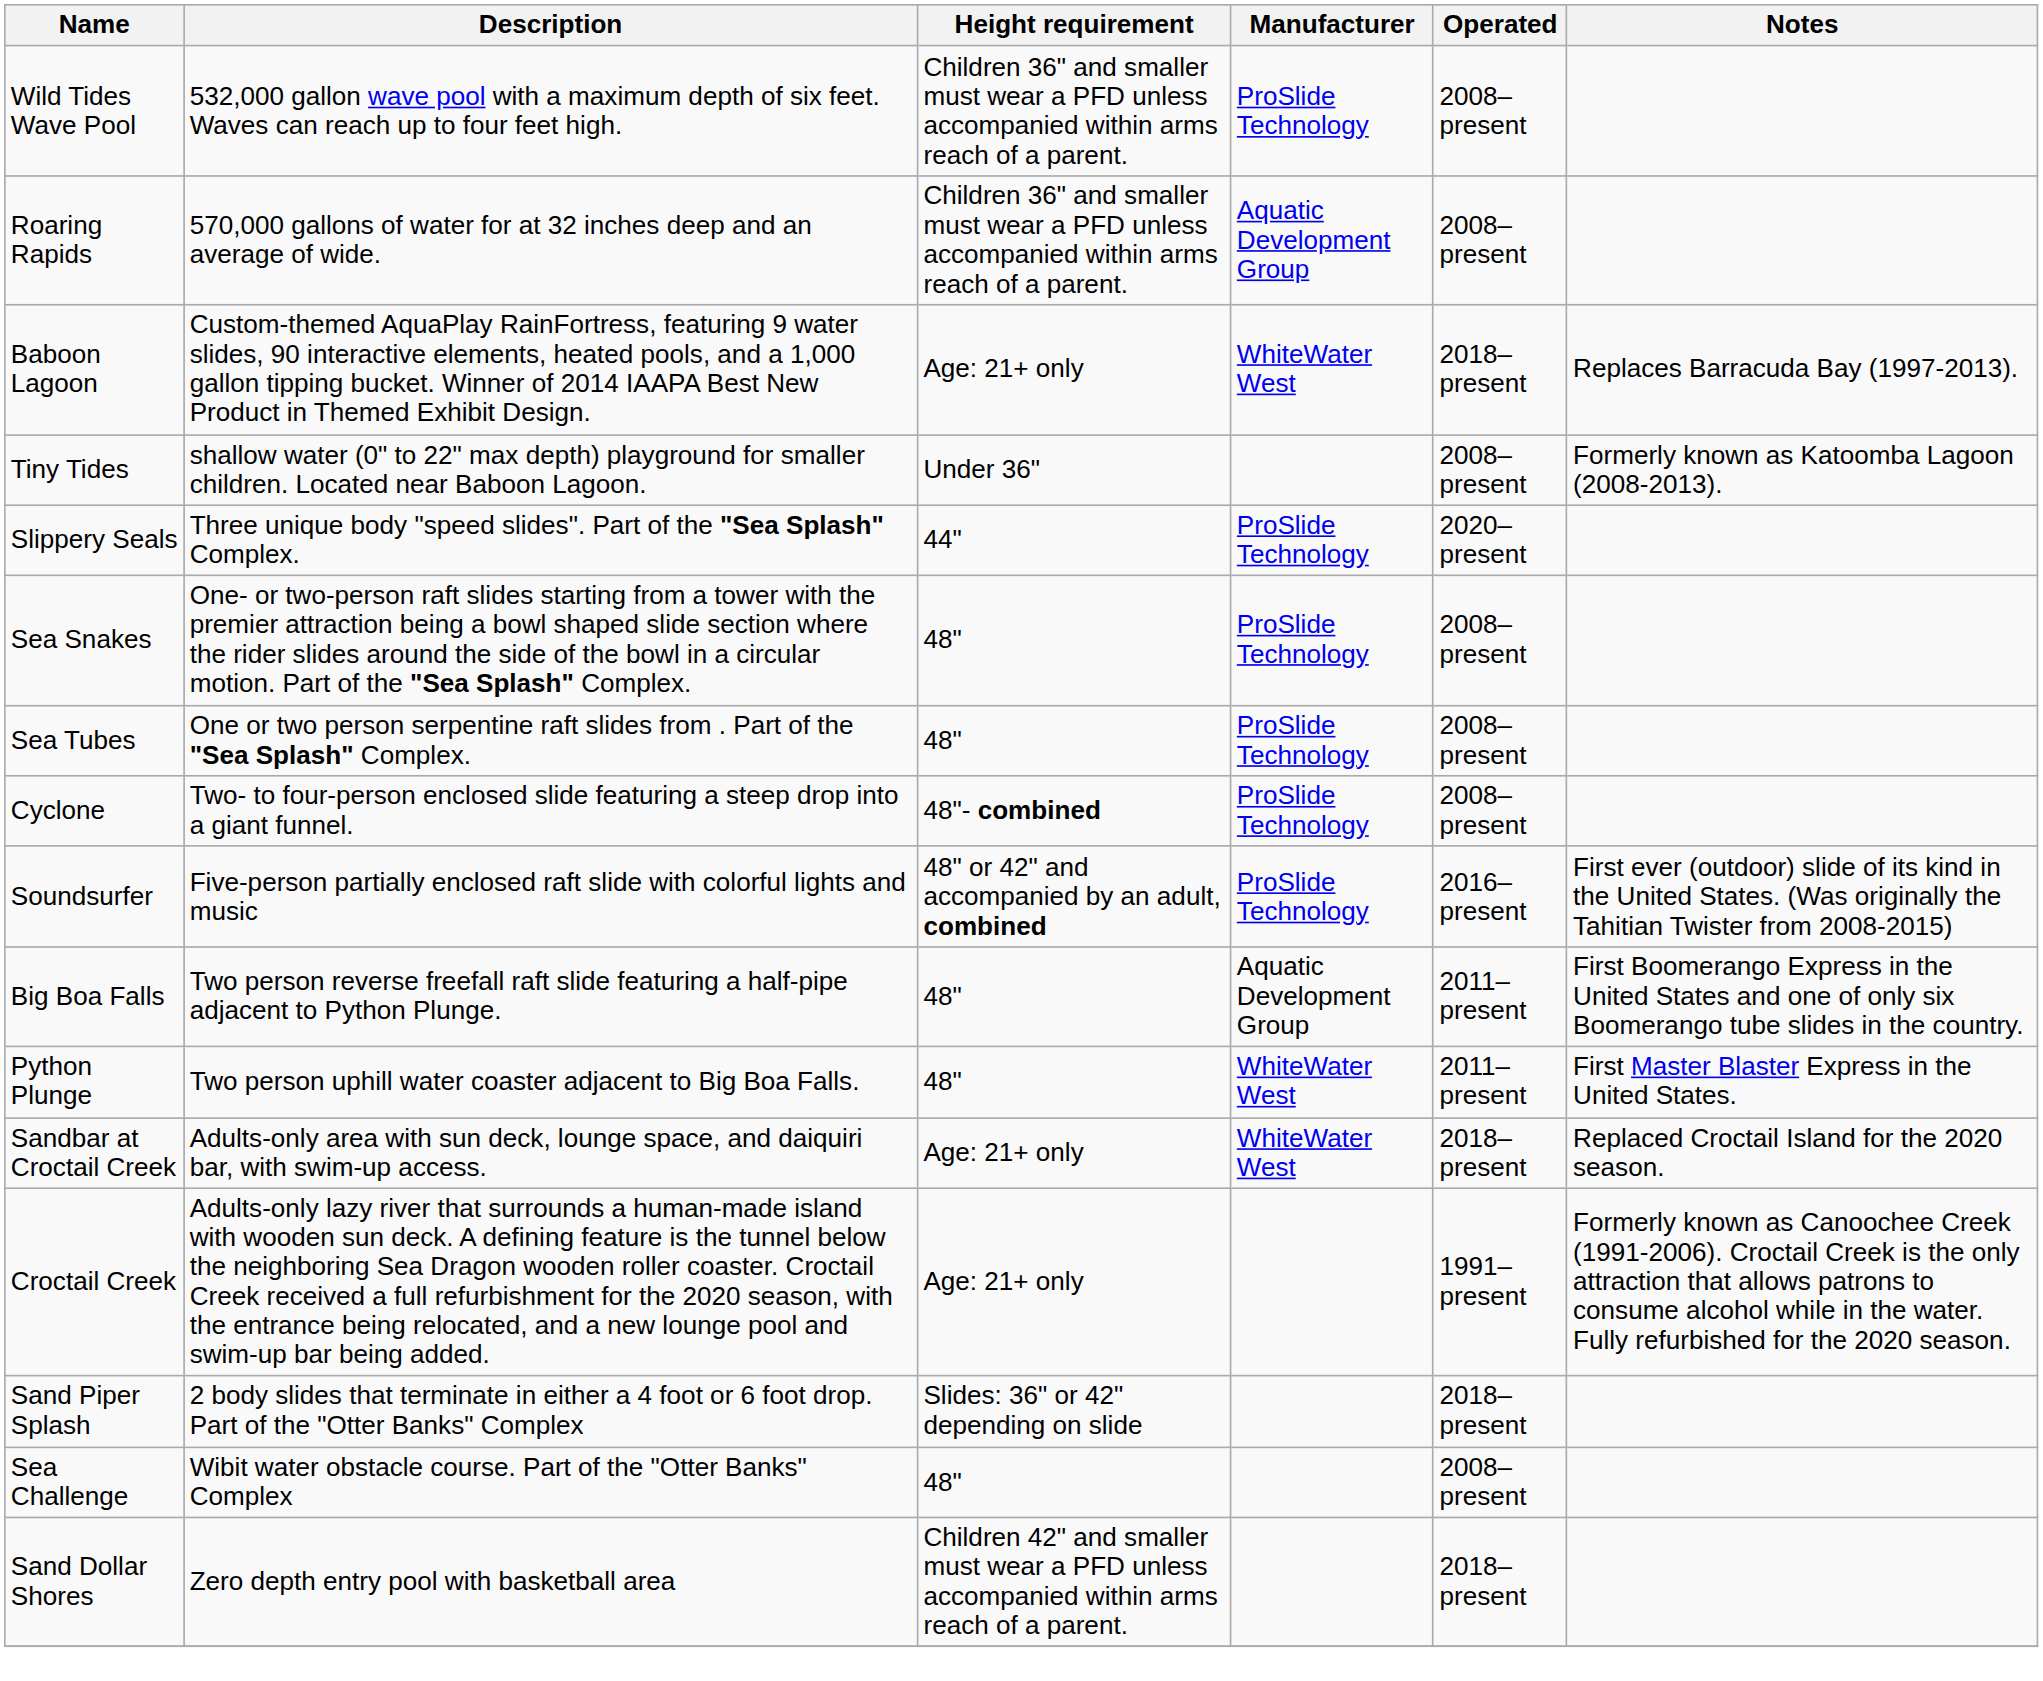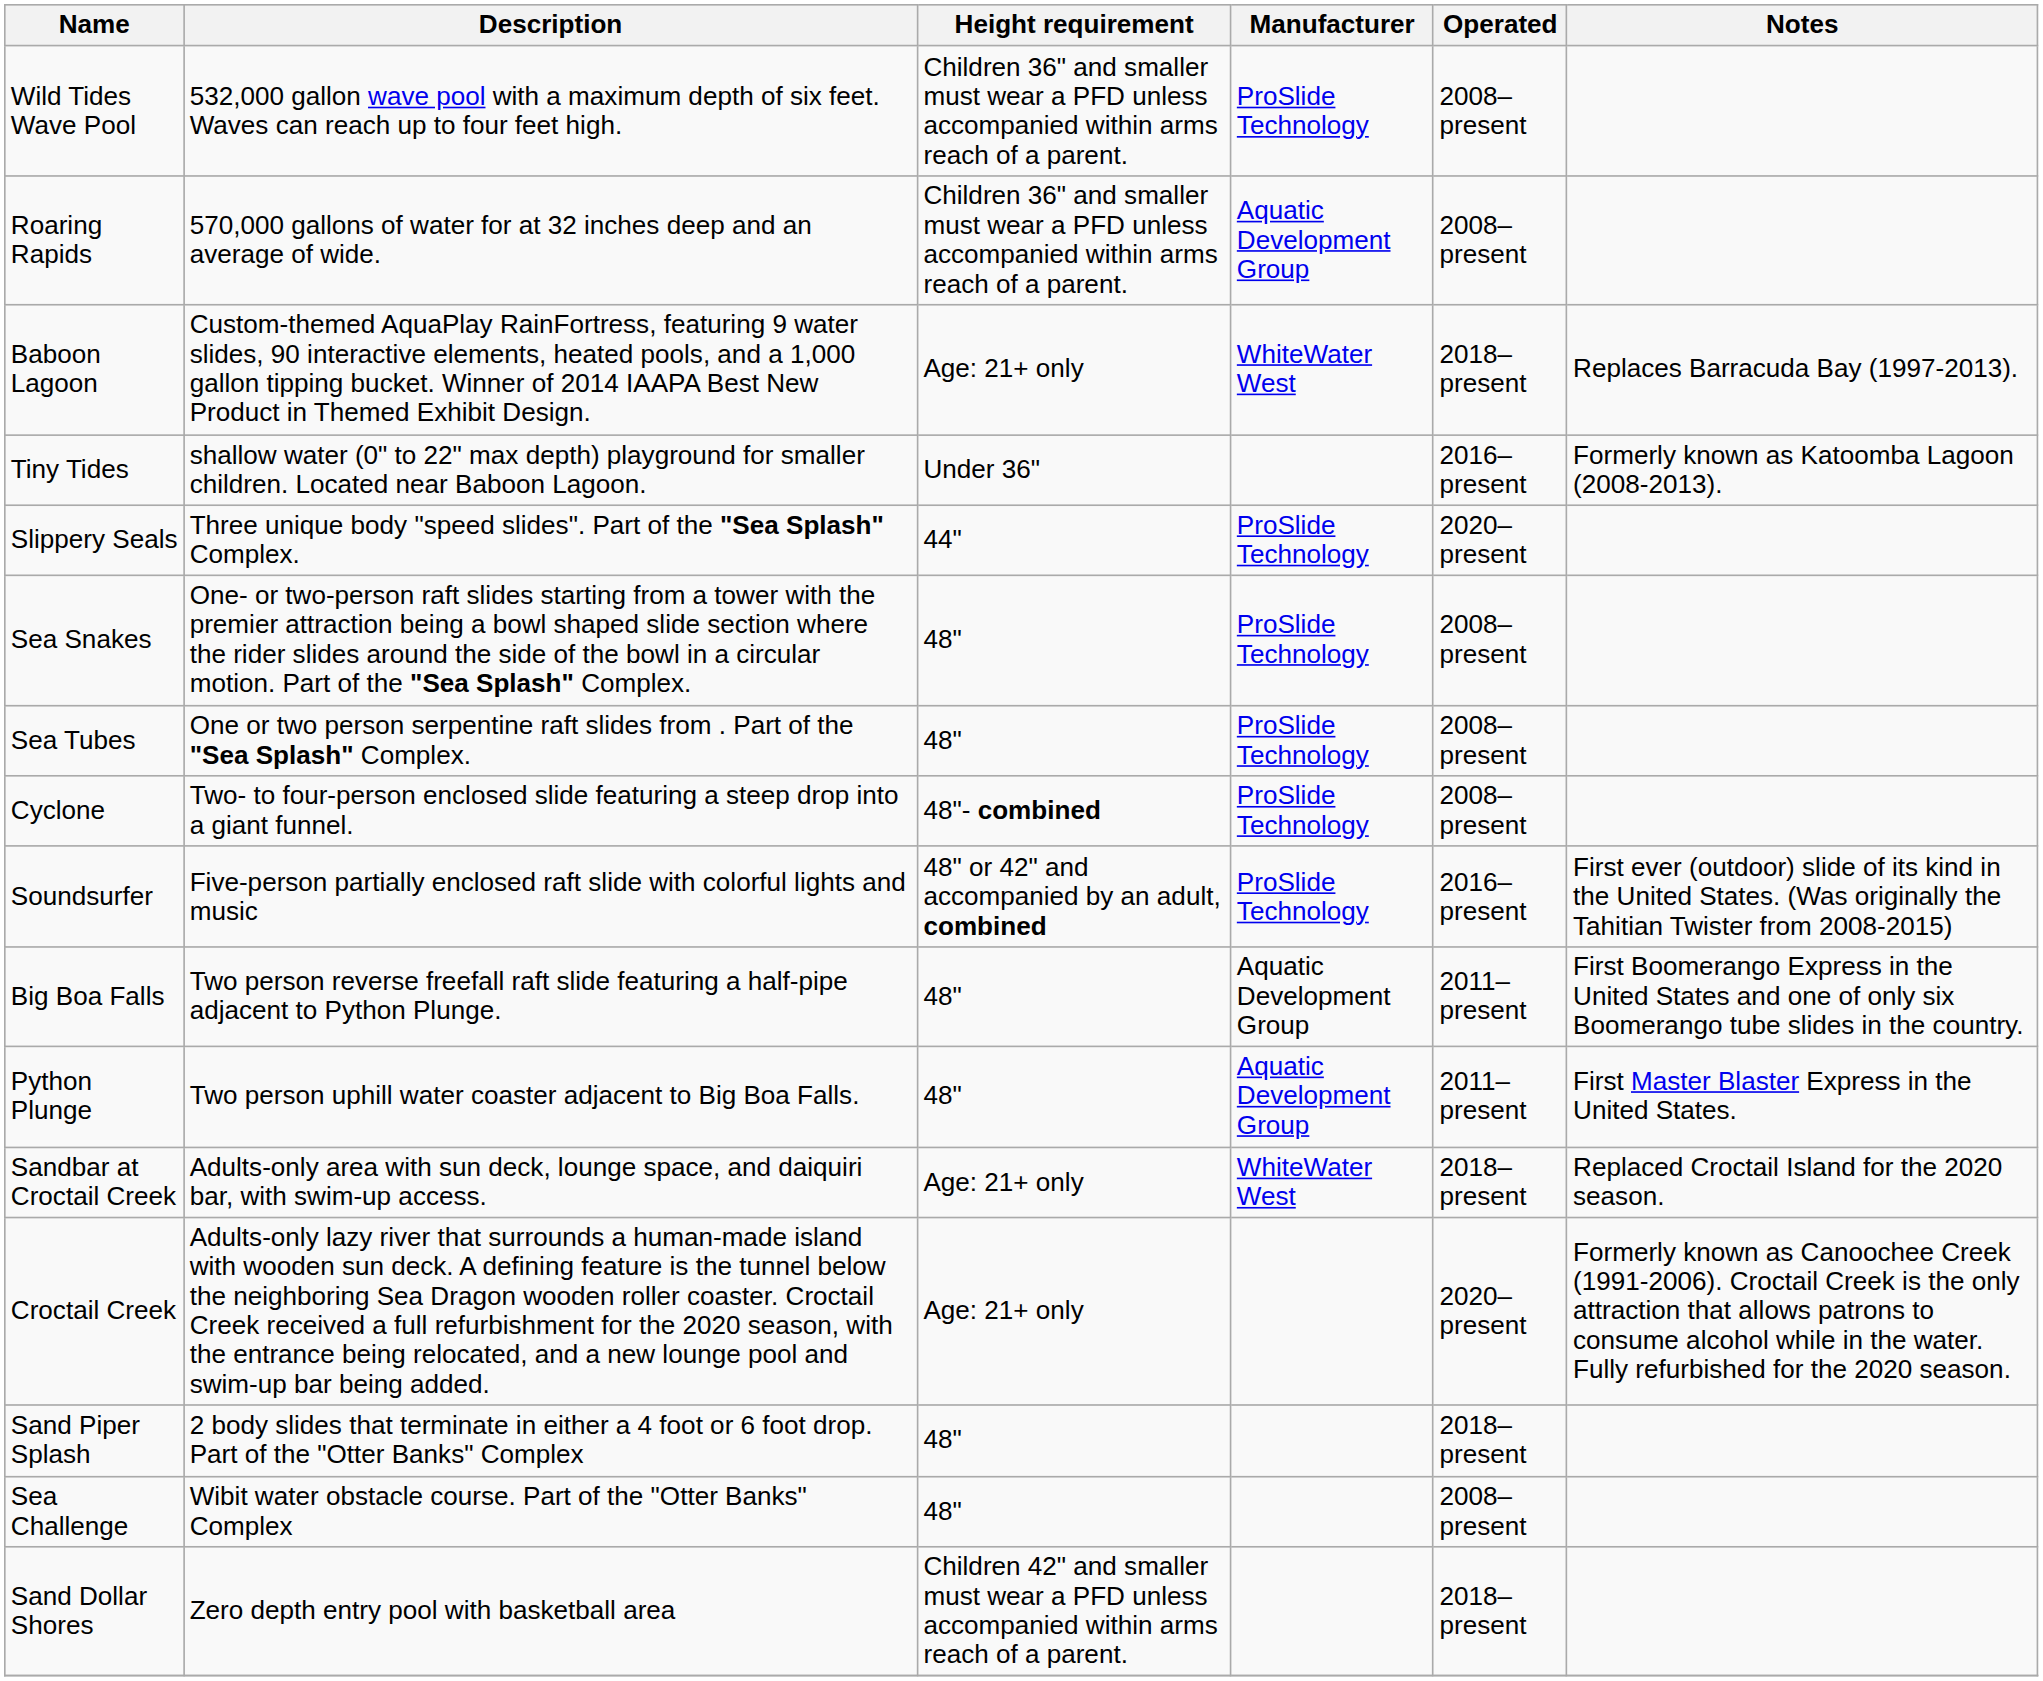(1483, 469) 2008–present -> (1483, 469) 2016–present
(1304, 1081) WhiteWater West -> (1314, 1096) Aquatic Development Group
(1483, 1281) 1991–present -> (1483, 1311) 2020–present
(1033, 1411) Slides: 36" or 42" depending on slide -> (943, 1440) 48"
